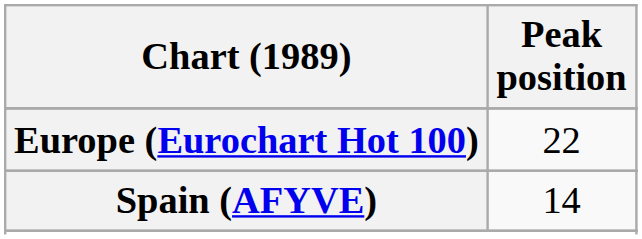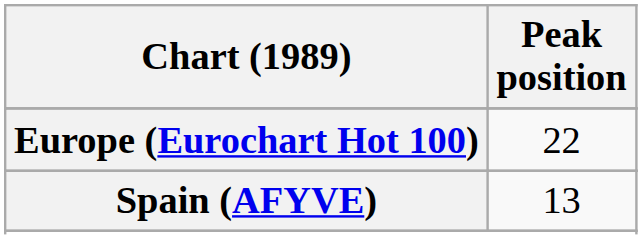(562, 199) 14 -> (562, 199) 13
